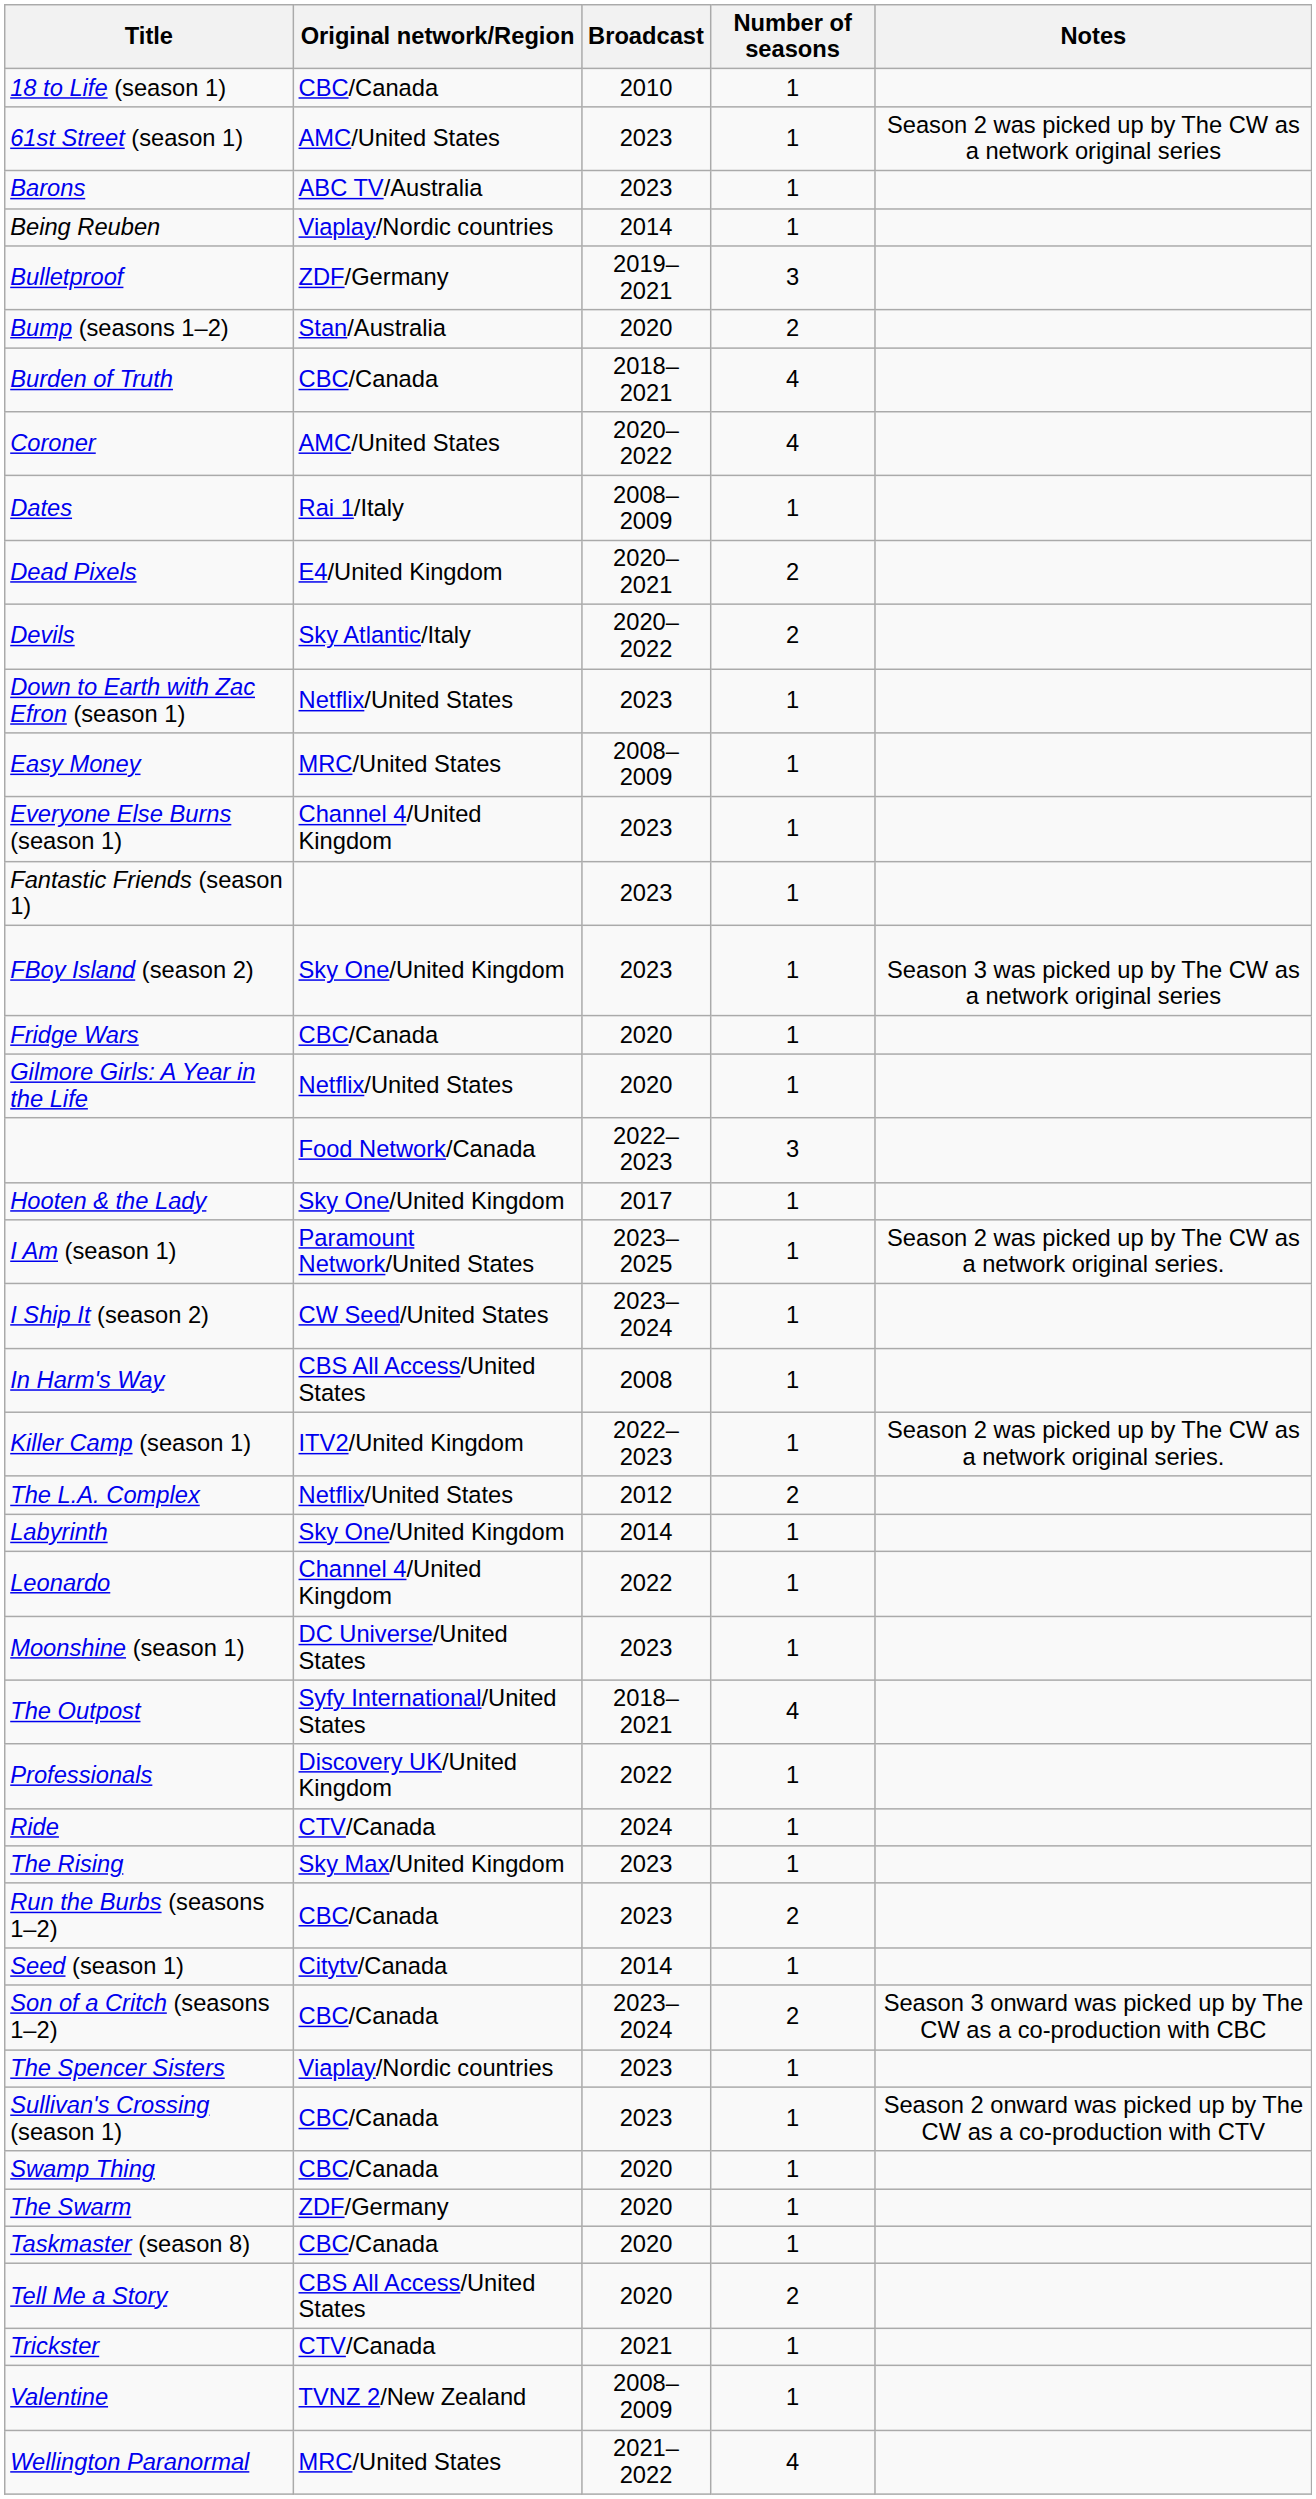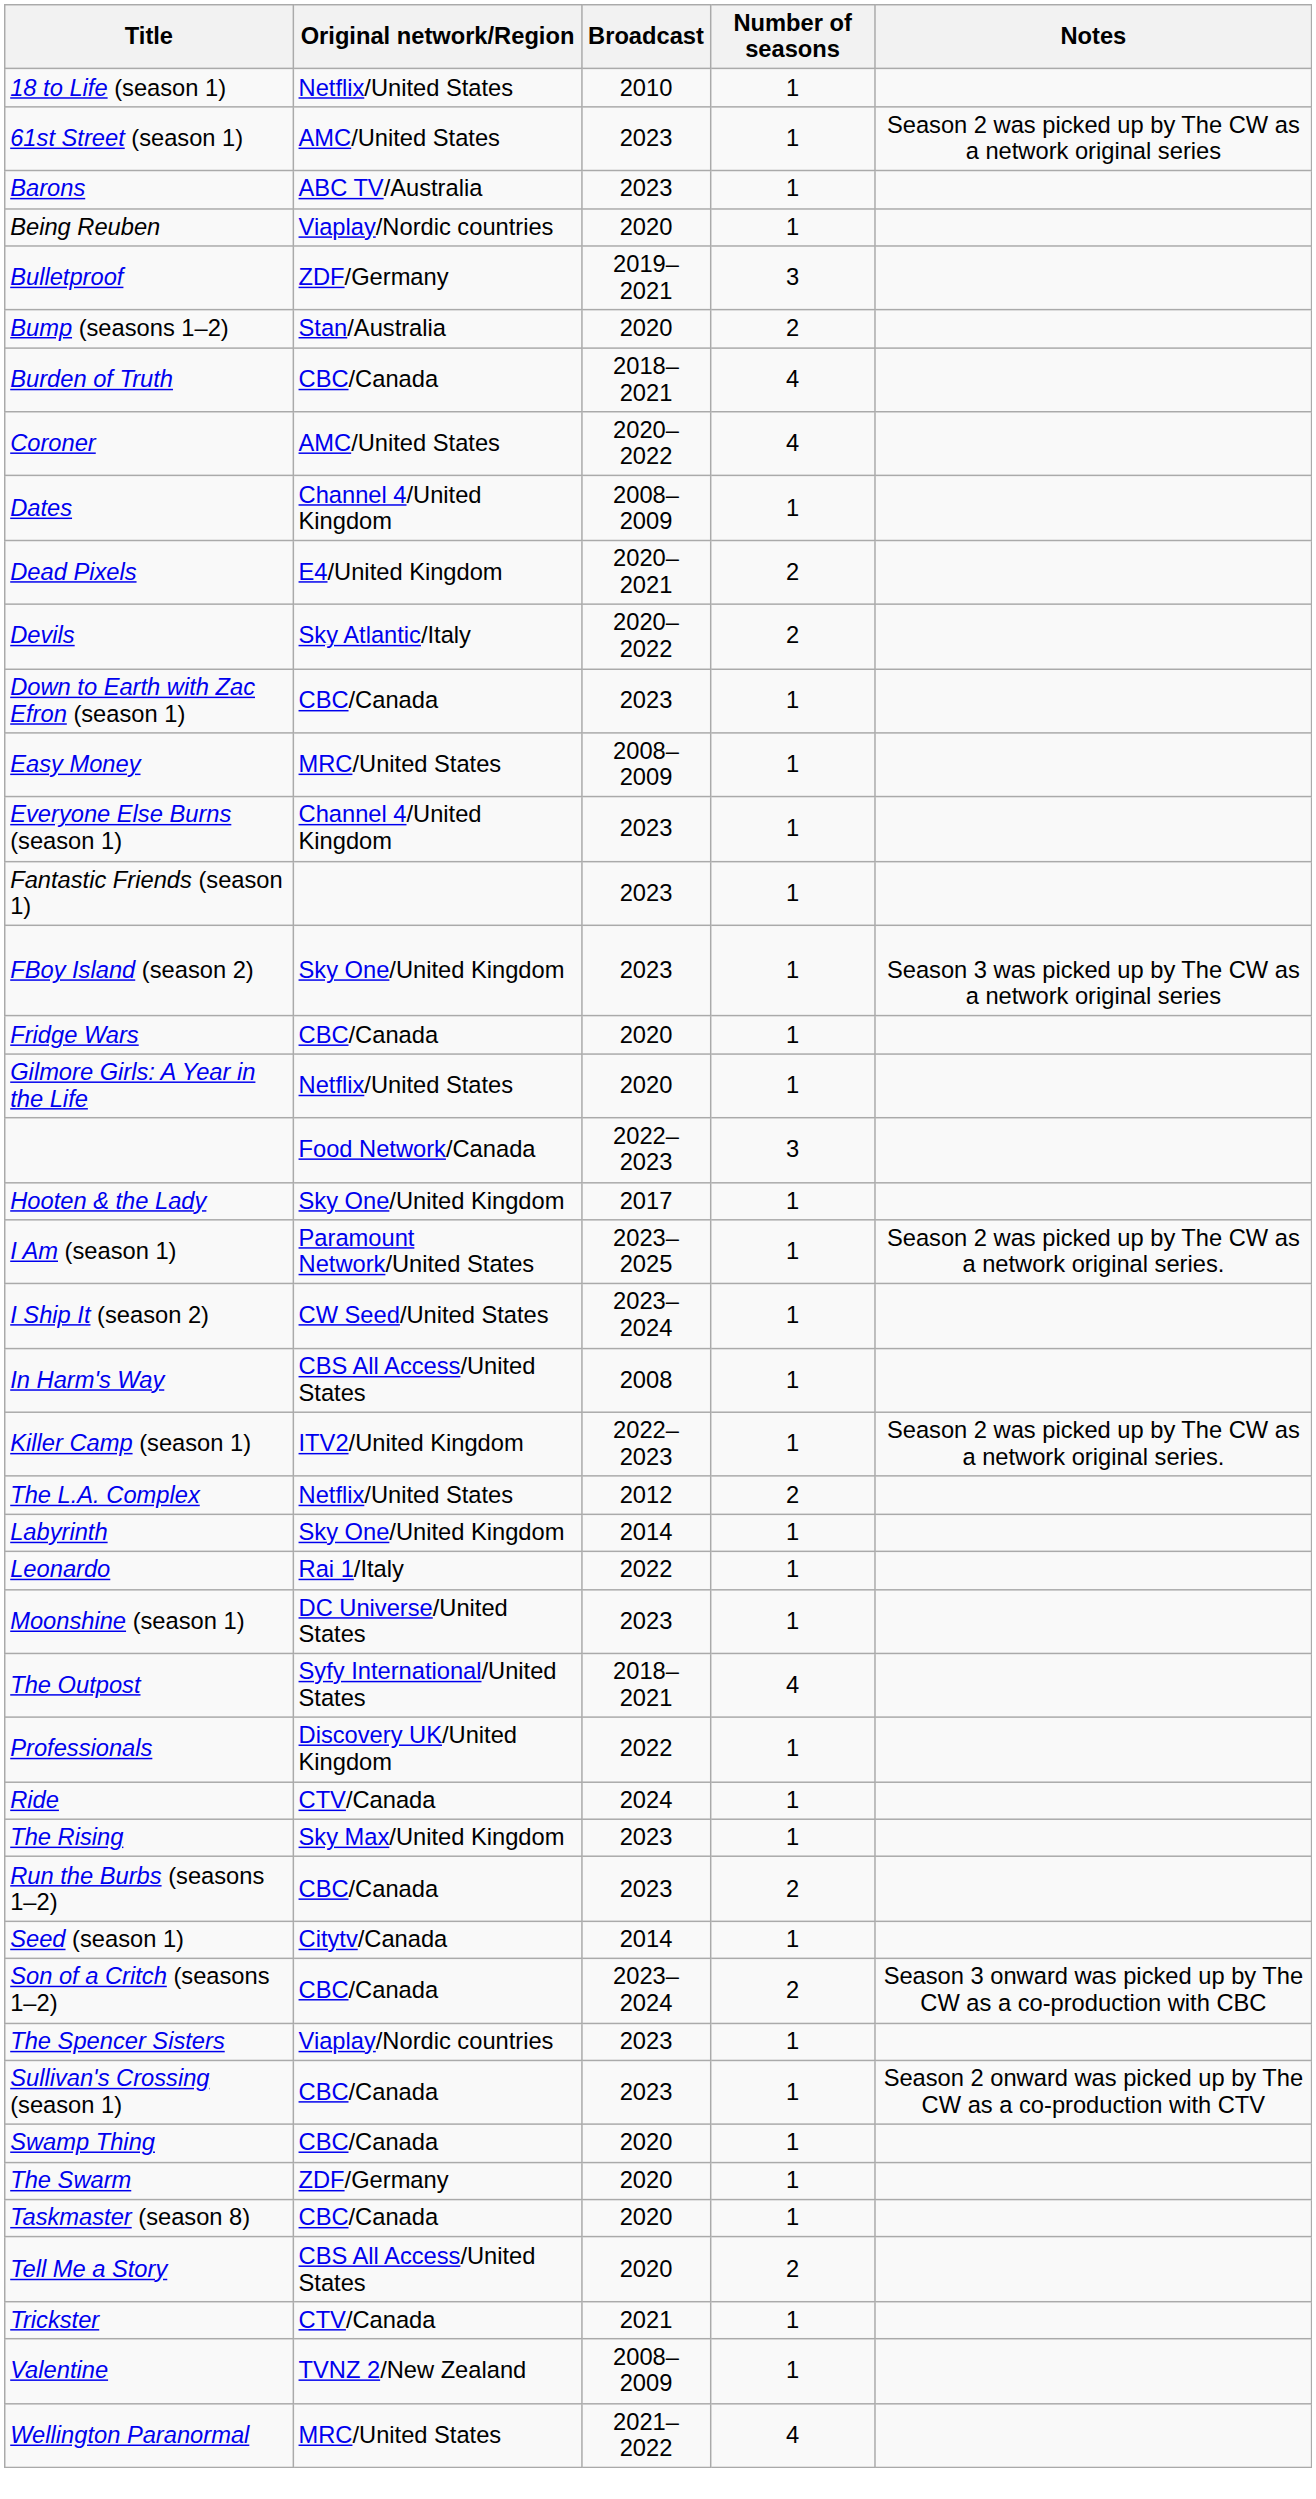(368, 87) CBC/Canada -> (406, 87) Netflix/United States
(646, 226) 2014 -> (646, 226) 2020
(351, 507) Rai 1/Italy -> (390, 507) Channel 4/United Kingdom
(406, 700) Netflix/United States -> (368, 700) CBC/Canada
(390, 1583) Channel 4/United Kingdom -> (351, 1570) Rai 1/Italy
